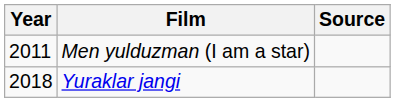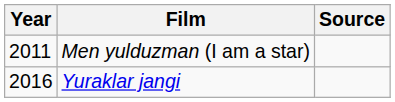(31, 81) 2018 -> (31, 81) 2016
